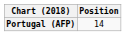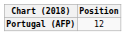(99, 24) 14 -> (99, 24) 12
